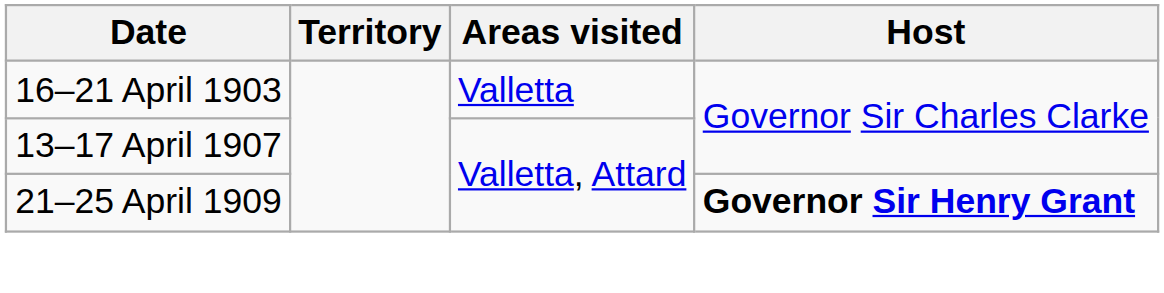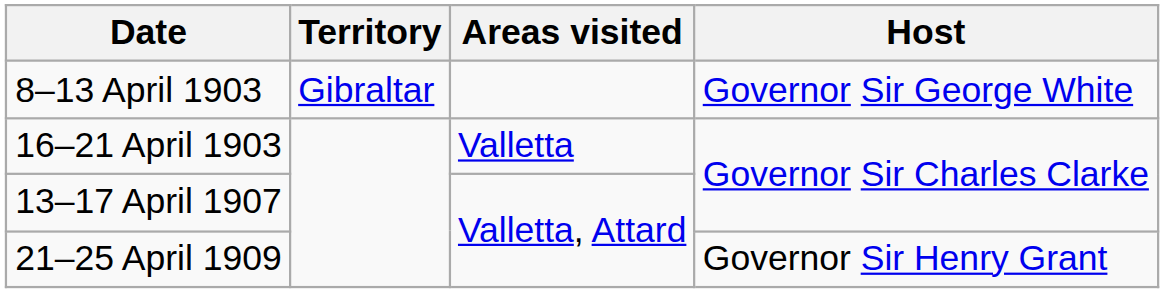+ row: (139, 88)
(919, 201) bold -> (905, 257) normal
